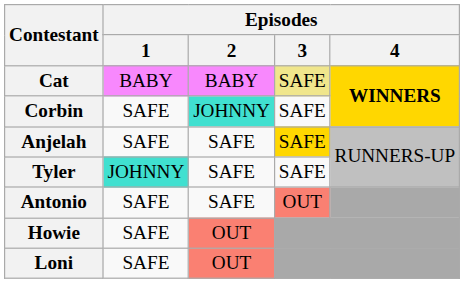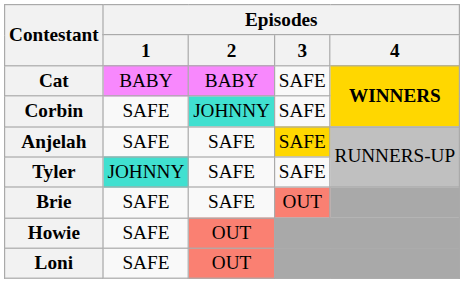(302, 80) khaki background -> (302, 80) no background
- row: (54, 202)
+ row: (54, 202)
